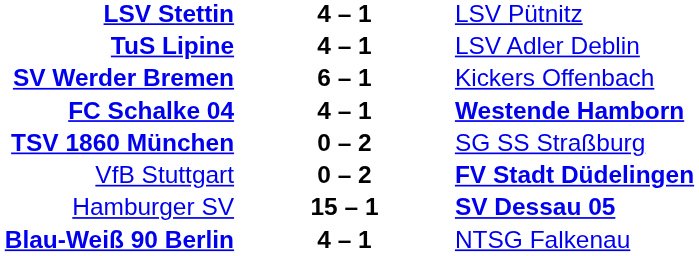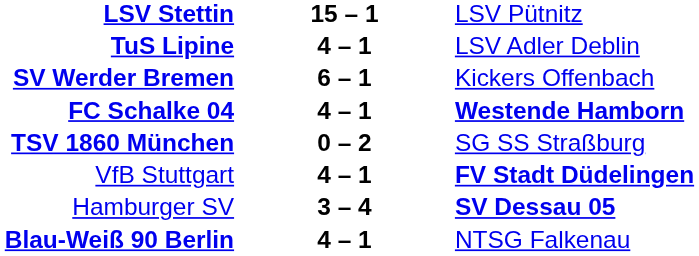(344, 13) 4 – 1 -> (344, 13) 15 – 1
(344, 175) 0 – 2 -> (344, 175) 4 – 1
(344, 207) 15 – 1 -> (344, 207) 3 – 4
